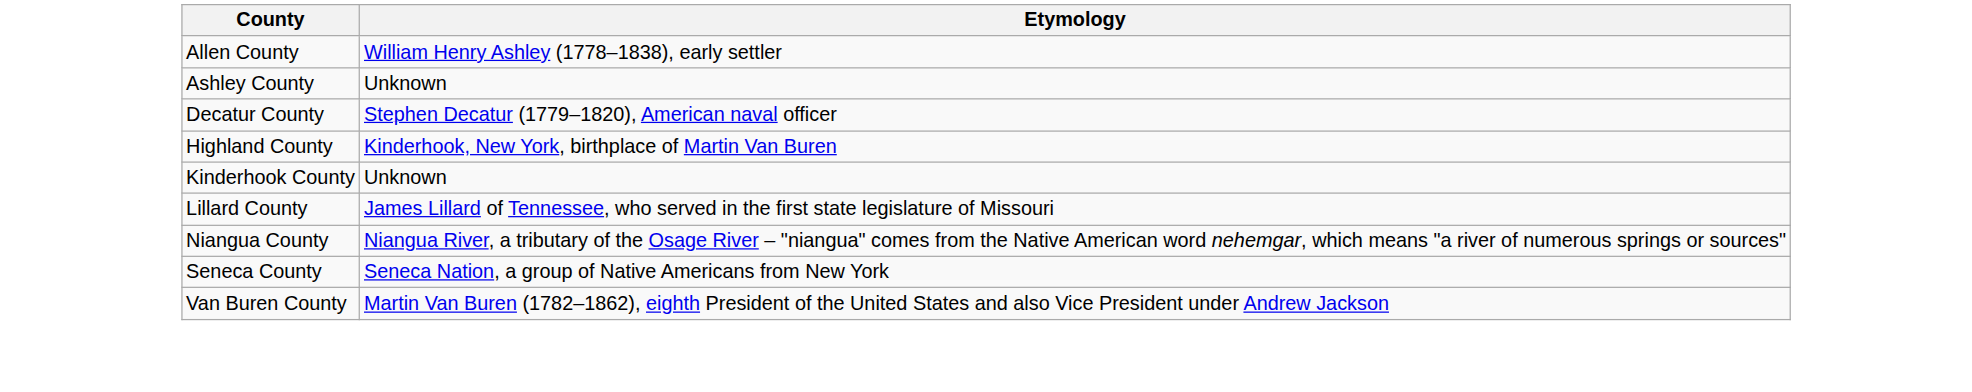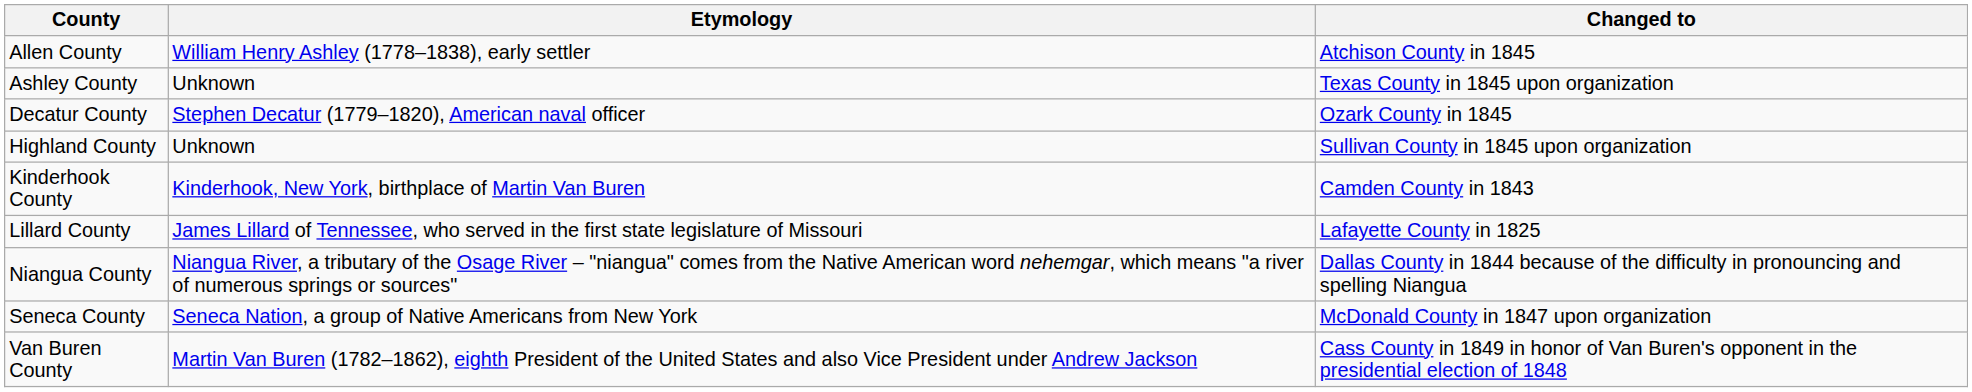+ column: (1641, 20)
(600, 146) Kinderhook, New York, birthplace of Martin Van Buren -> (742, 146) Unknown
(1075, 178) Unknown -> (409, 188) Kinderhook, New York, birthplace of Martin Van Buren
